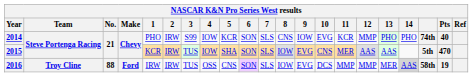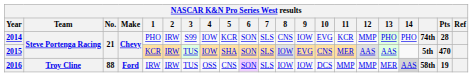(445, 38) 40 -> (445, 38) 28
(305, 65) EVG -> (305, 65) IOW
